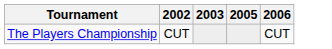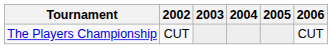+ column: (243, 14)
